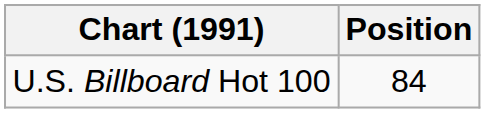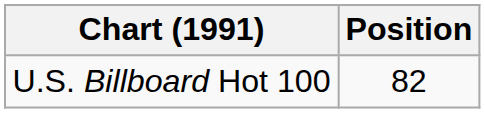(409, 81) 84 -> (409, 81) 82
